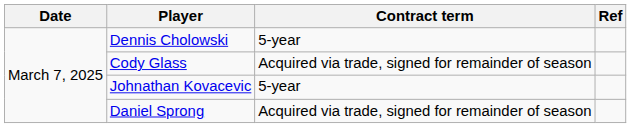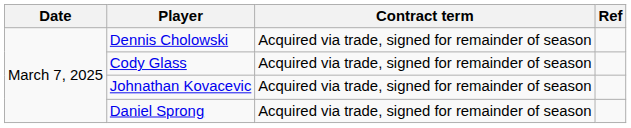(279, 39) 5-year -> (425, 39) Acquired via trade, signed for remainder of season
(279, 87) 5-year -> (425, 87) Acquired via trade, signed for remainder of season
